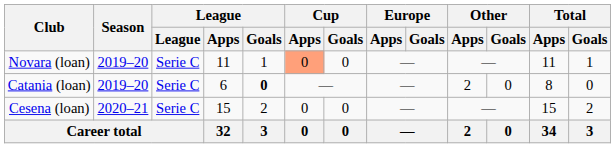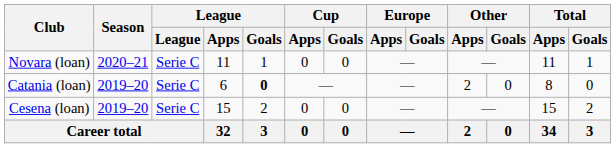(123, 62) 2019–20 -> (123, 62) 2020–21
(305, 62) lightsalmon background -> (305, 62) no background
(123, 108) 2020–21 -> (123, 108) 2019–20
